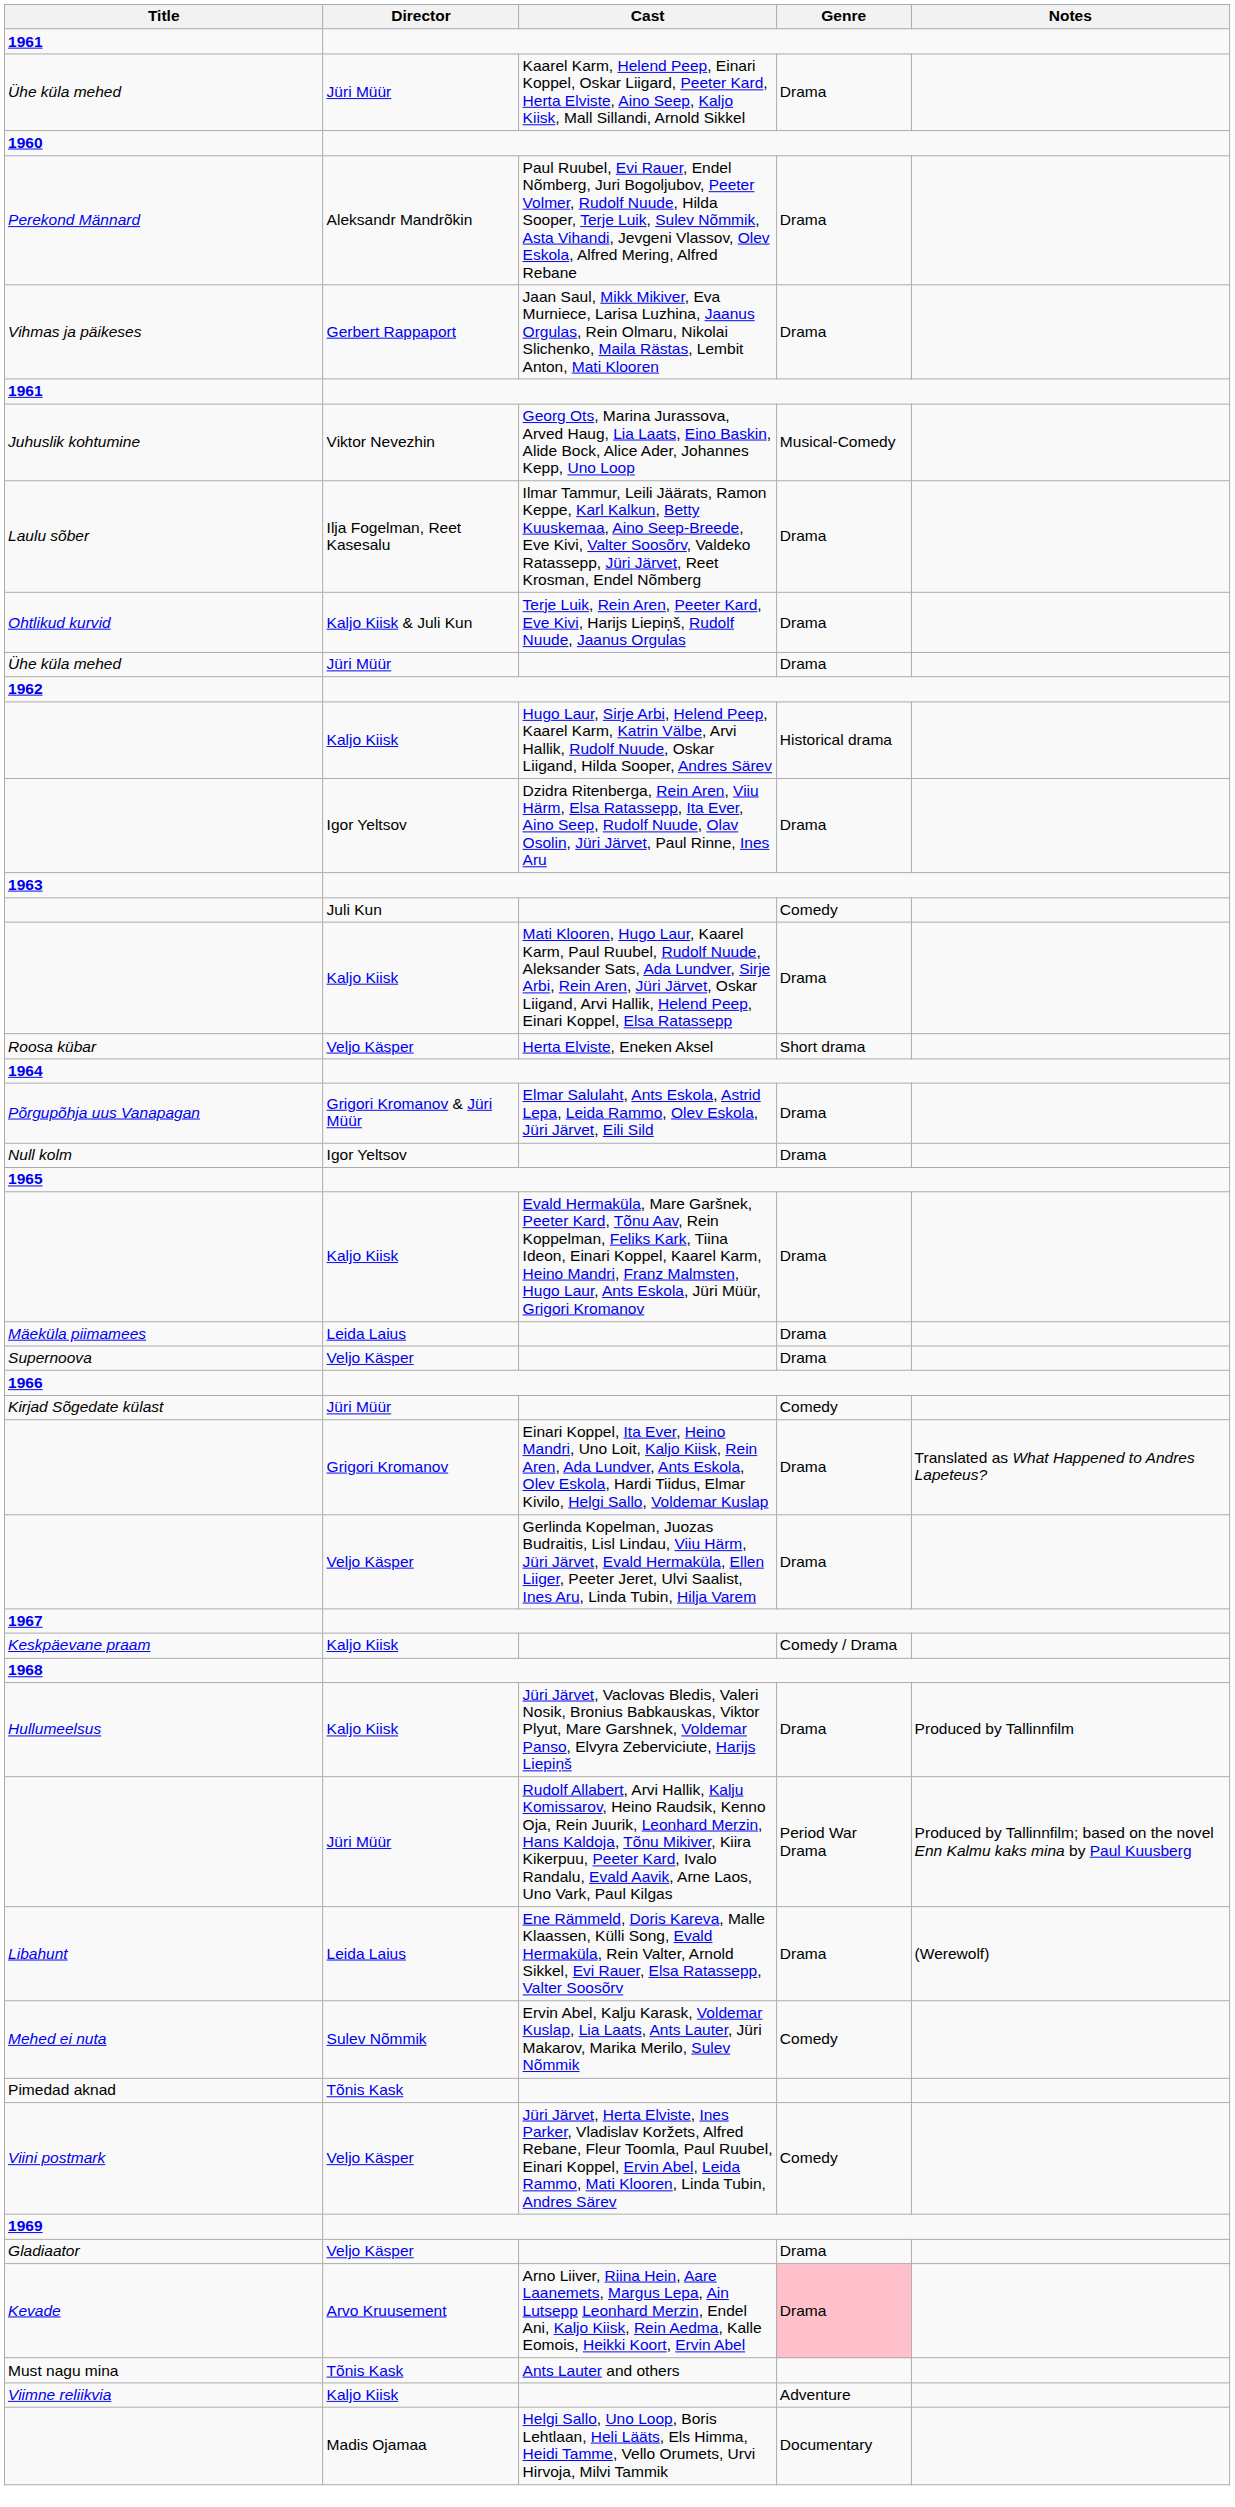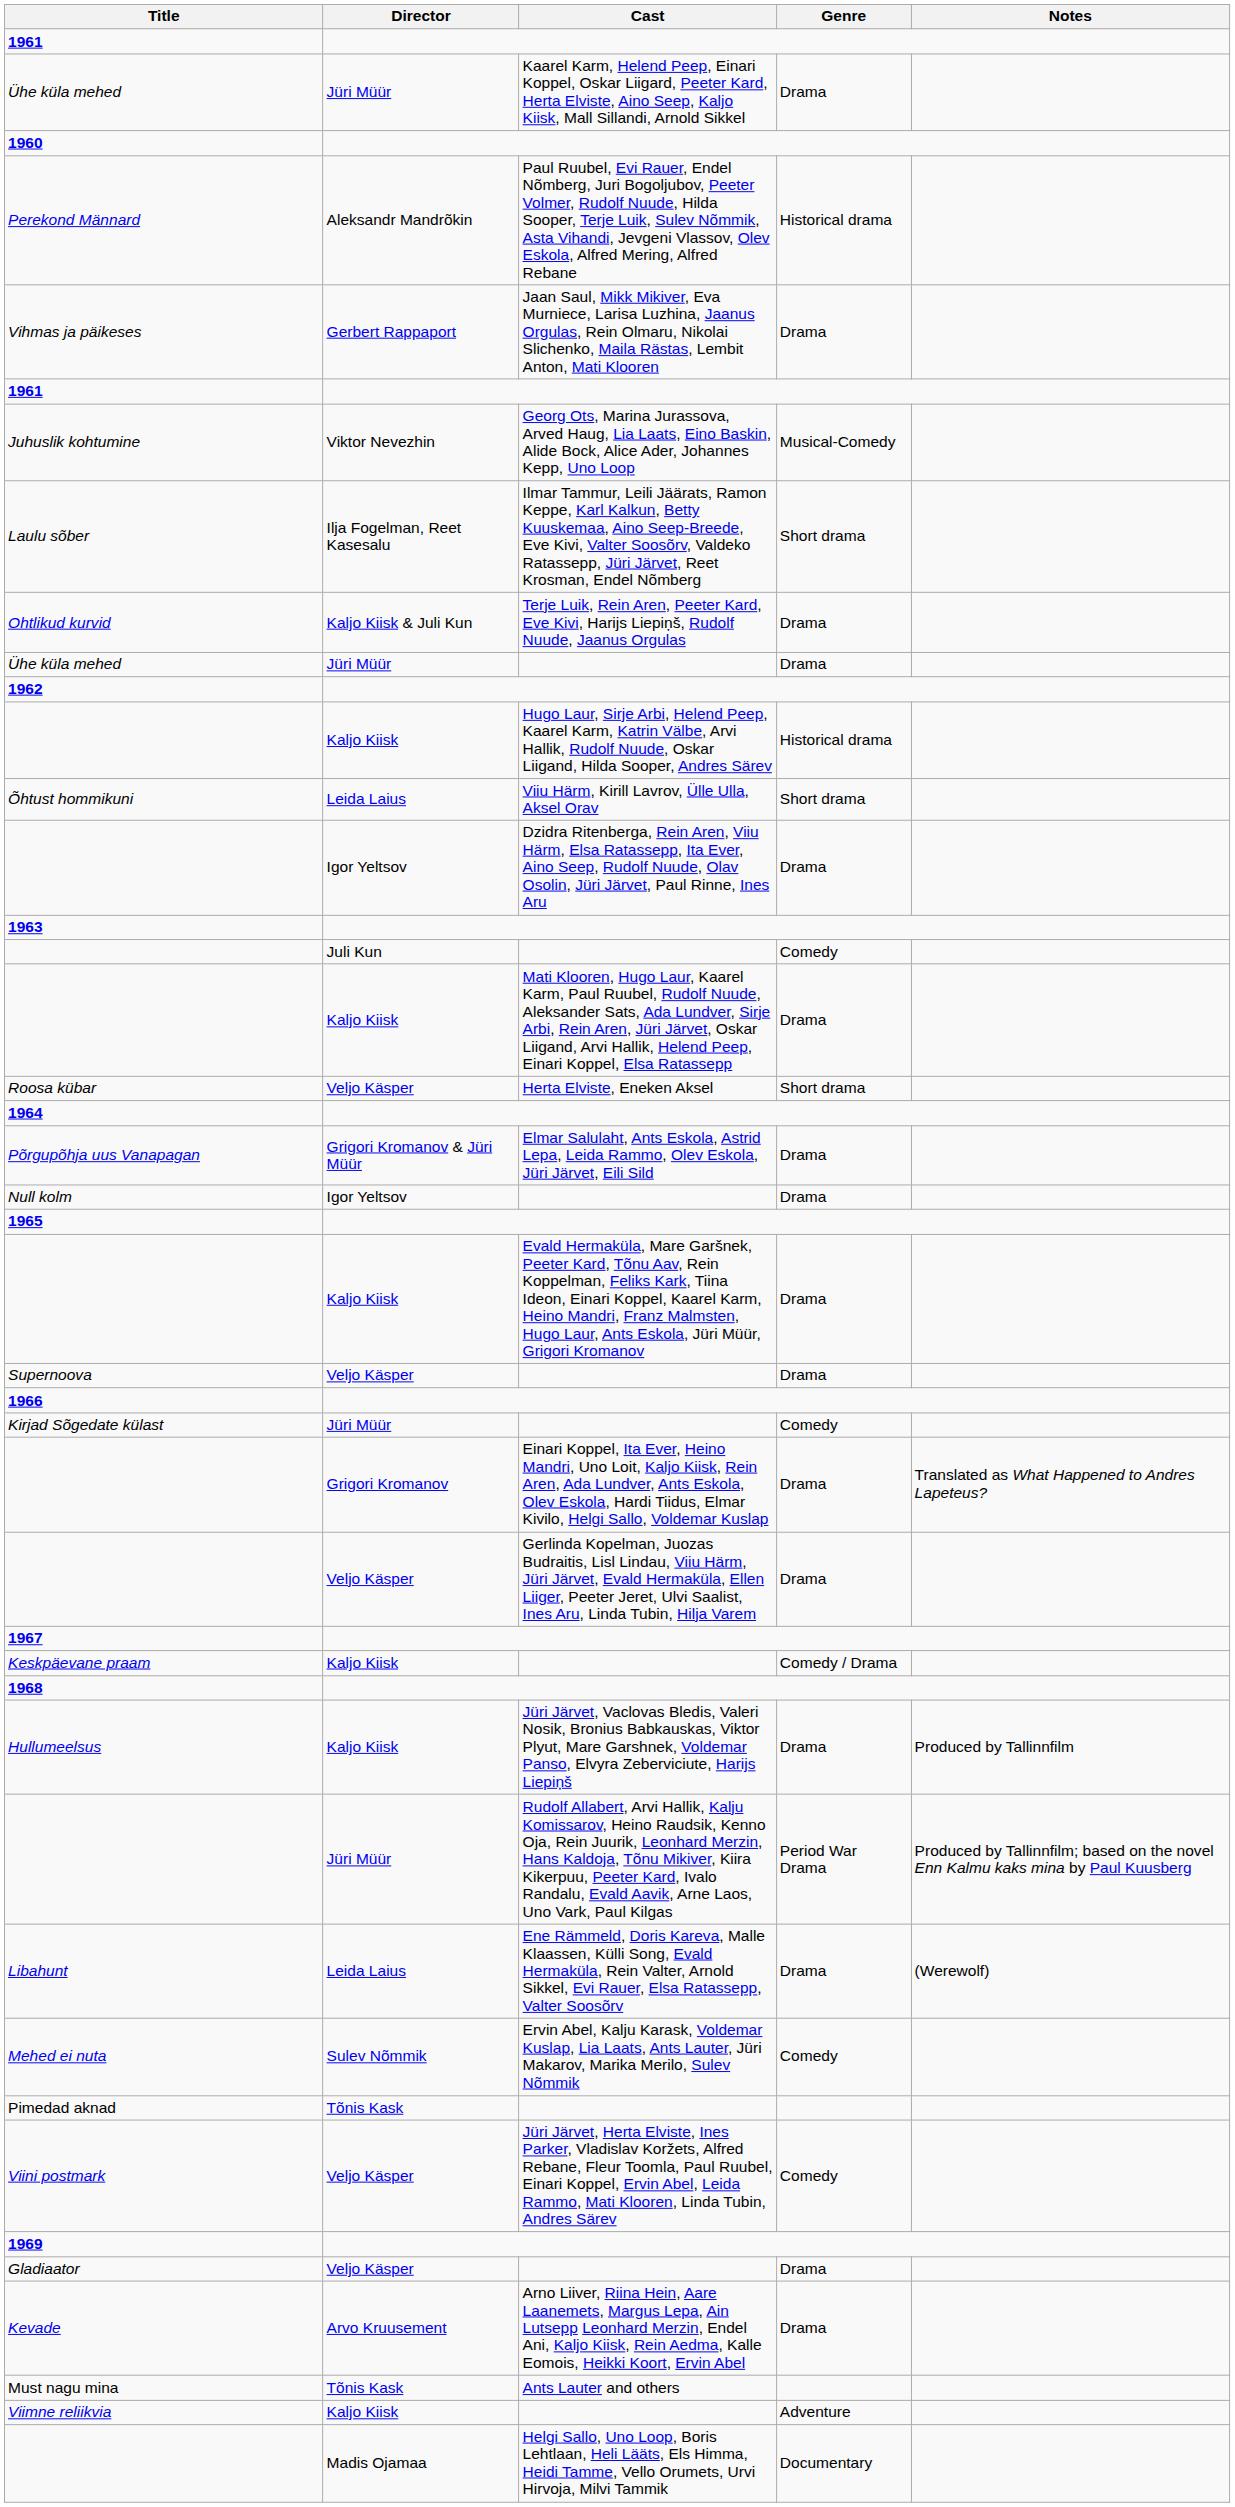(803, 220) Drama -> (836, 220) Historical drama
(803, 536) Drama -> (823, 536) Short drama
+ row: (71, 799)
- row: (77, 1333)
(803, 2310) pink background -> (803, 2328) no background
